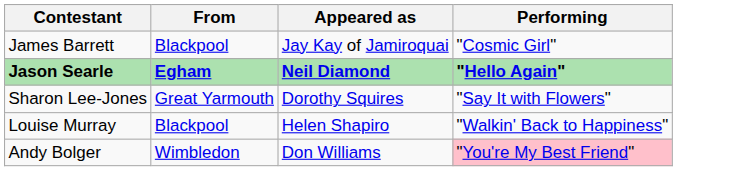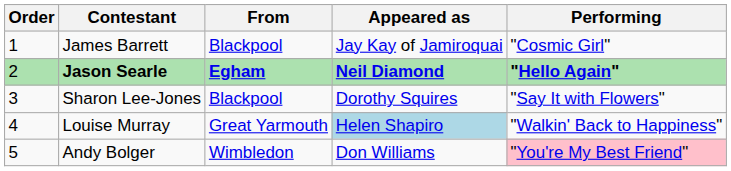+ column: (32, 17)
(214, 98) Great Yarmouth -> (246, 98) Blackpool
(192, 125) Blackpool -> (268, 125) Great Yarmouth
(336, 125) no background -> (390, 125) lightblue background
